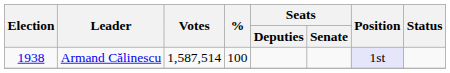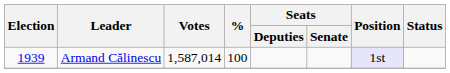(31, 57) 1938 -> (31, 57) 1939
(194, 57) 1,587,514 -> (194, 57) 1,587,014
